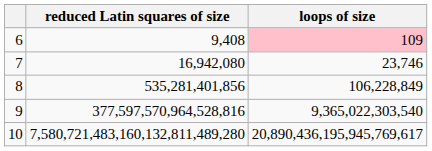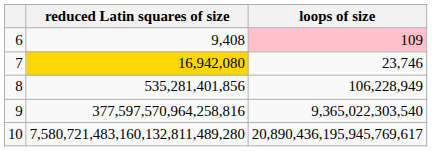(211, 63) no background -> (211, 63) gold background
(386, 87) 106,228,849 -> (386, 87) 106,228,949
(169, 110) 377,597,570,964,528,816 -> (169, 110) 377,597,570,964,258,816
